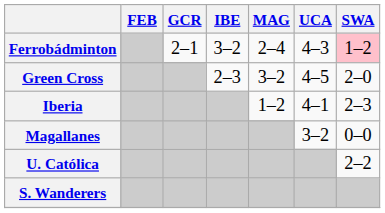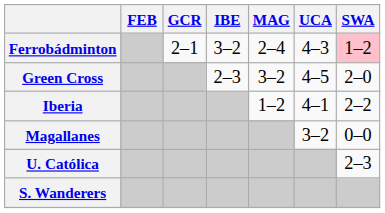(358, 105) 2–3 -> (358, 105) 2–2
(358, 163) 2–2 -> (358, 163) 2–3
